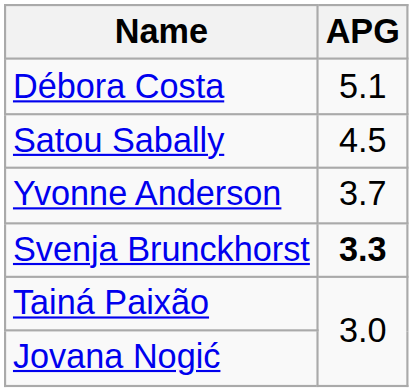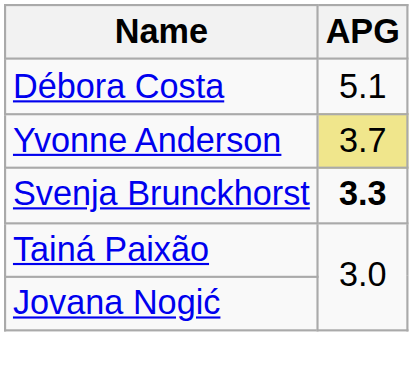- row: (119, 140)
(363, 194) no background -> (363, 140) khaki background
